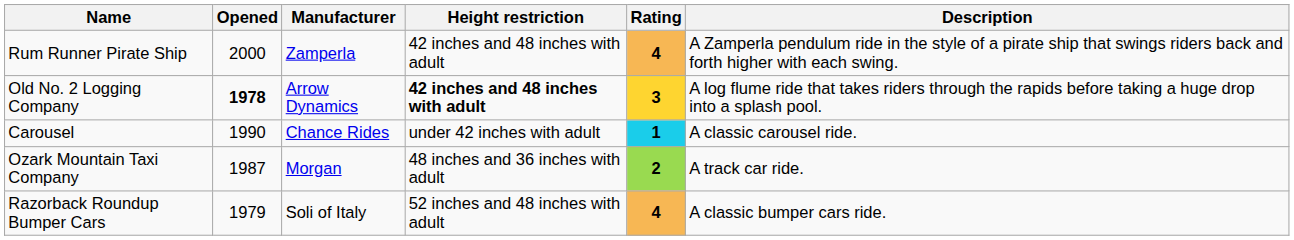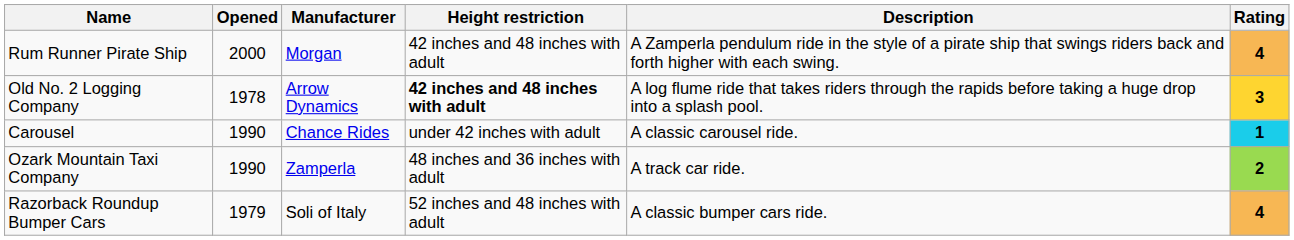columns swapped: (987, 17) <-> (656, 17)
(320, 52) Zamperla -> (314, 52) Morgan
(247, 97) bold -> (247, 97) normal
(247, 168) 1987 -> (247, 168) 1990
(314, 168) Morgan -> (320, 168) Zamperla
